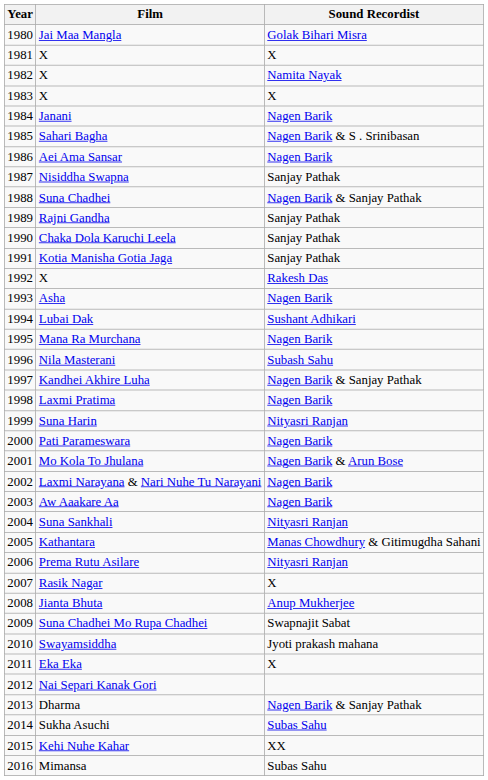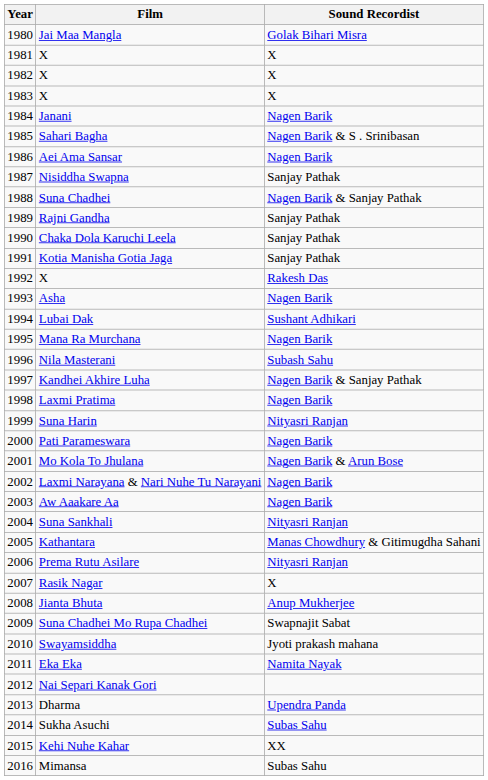(304, 75) Namita Nayak -> (272, 75) X
(272, 664) X -> (304, 664) Namita Nayak
(344, 704) Nagen Barik & Sanjay Pathak -> (307, 704) Upendra Panda
